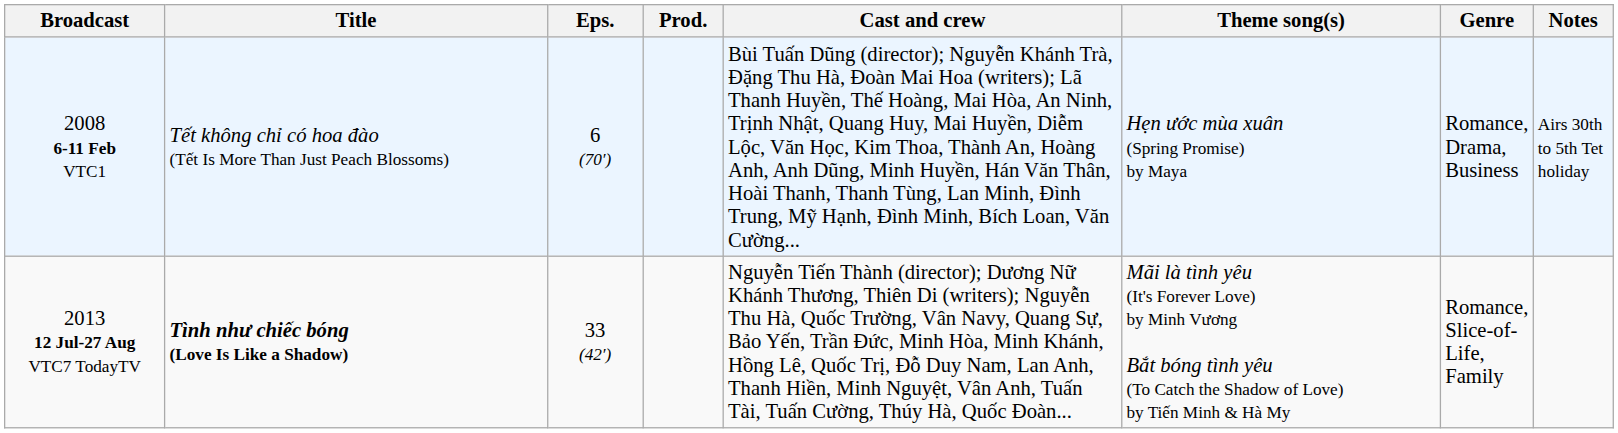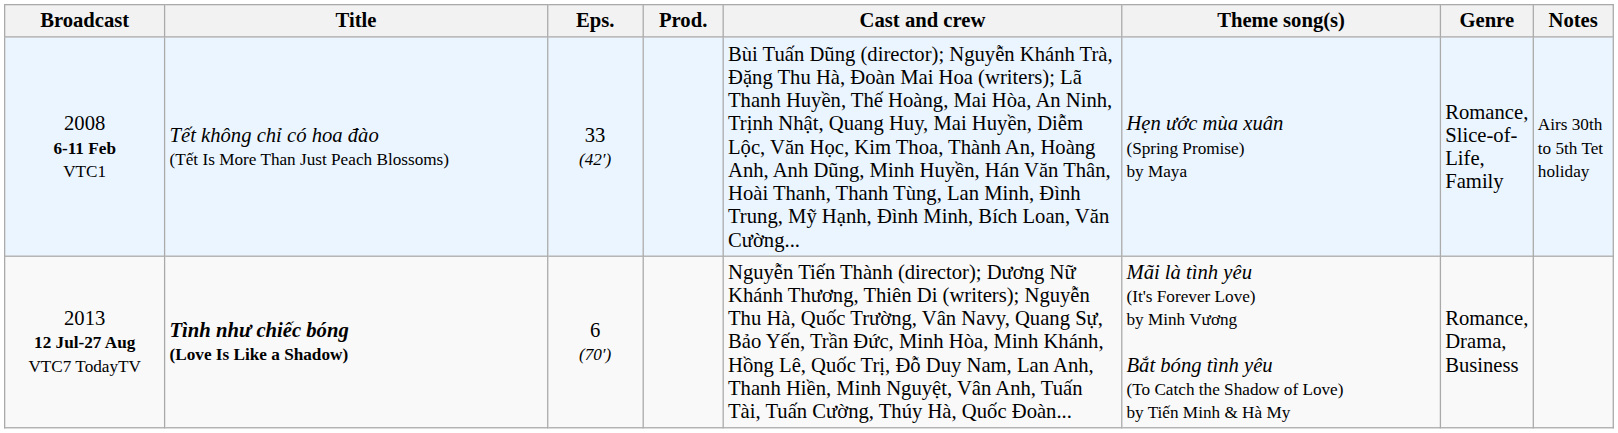(595, 146) 6 (70′) -> (595, 146) 33 (42′)
(1487, 146) Romance, Drama, Business -> (1487, 146) Romance, Slice-of-Life, Family
(595, 341) 33 (42′) -> (595, 341) 6 (70′)
(1487, 341) Romance, Slice-of-Life, Family -> (1487, 341) Romance, Drama, Business
